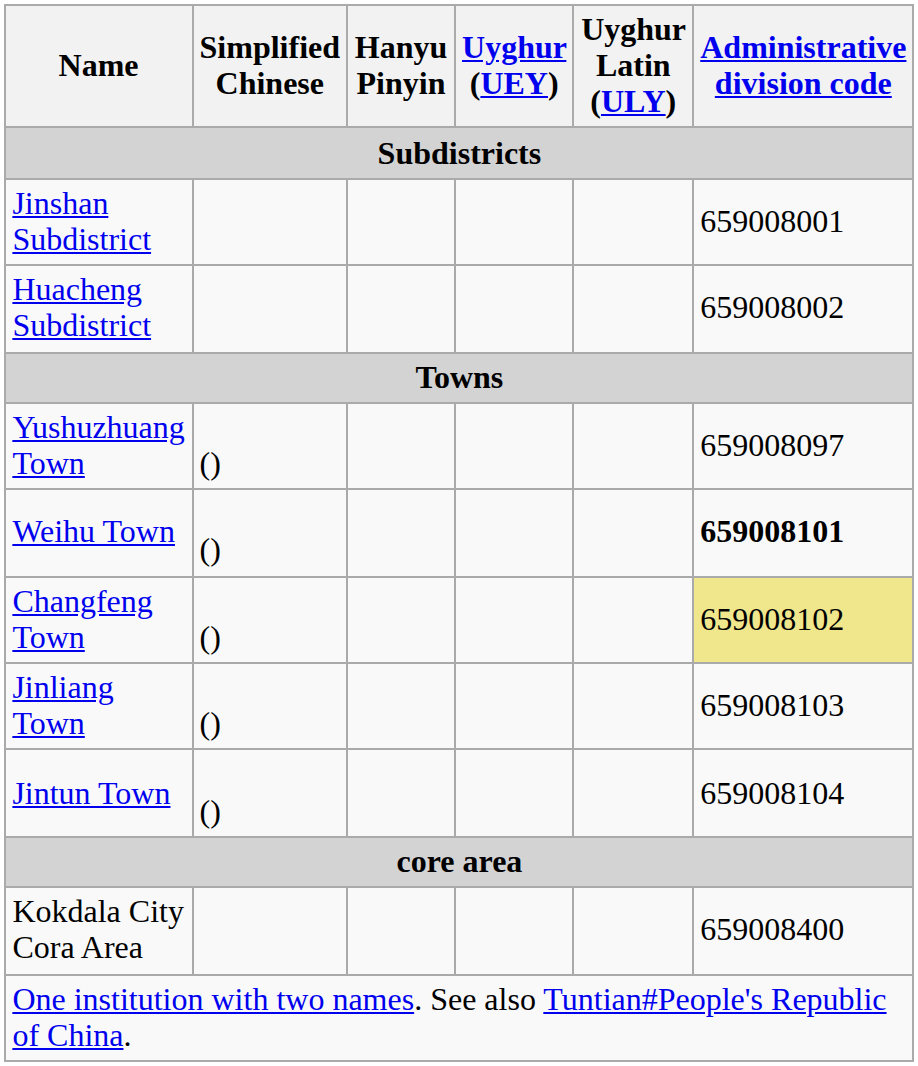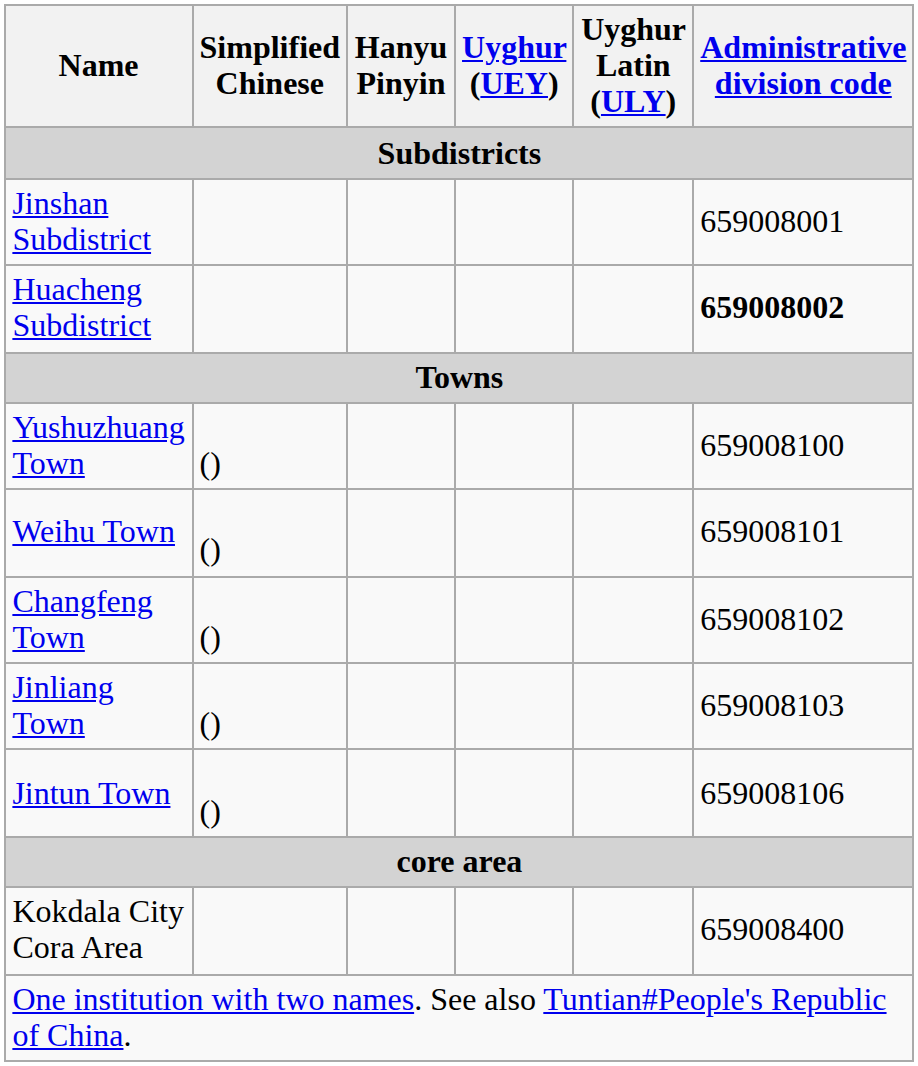(772, 308) normal -> (772, 308) bold
(772, 445) 659008097 -> (772, 445) 659008100
(772, 532) bold -> (772, 532) normal
(772, 619) khaki background -> (772, 619) no background
(772, 792) 659008104 -> (772, 792) 659008106
